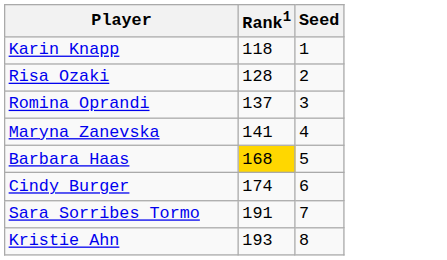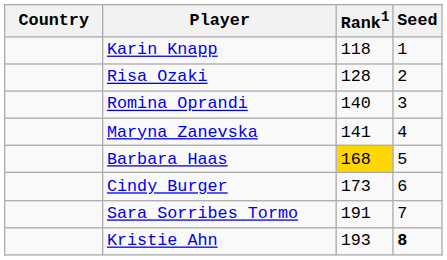+ column: (54, 20)
(257, 105) 137 -> (356, 105) 140
(257, 187) 174 -> (356, 187) 173
(304, 241) normal -> (402, 241) bold
